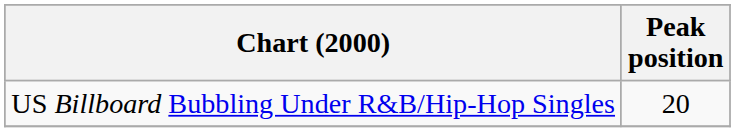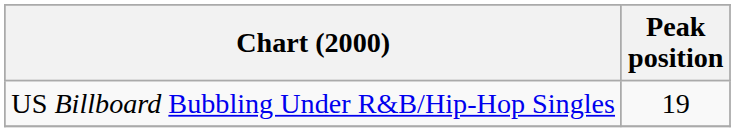(676, 103) 20 -> (676, 103) 19
